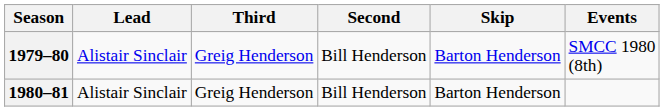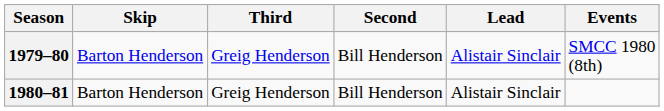columns swapped: (498, 18) <-> (132, 18)
